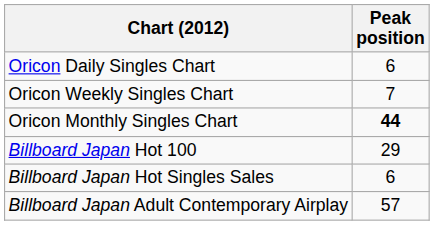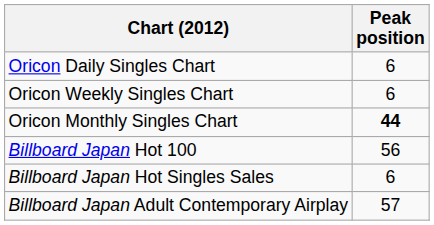(390, 94) 7 -> (390, 94) 6
(390, 149) 29 -> (390, 149) 56
